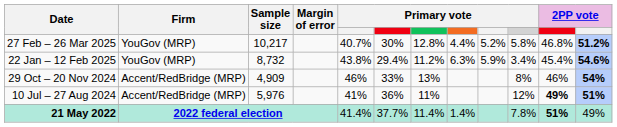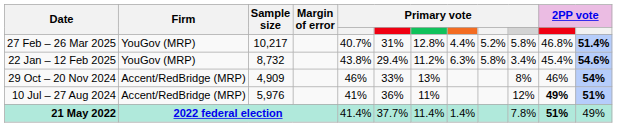(392, 43) 30% -> (392, 43) 31%
(594, 43) 51.2% -> (594, 43) 51.4%
(493, 61) 5.9% -> (493, 61) 5.8%
